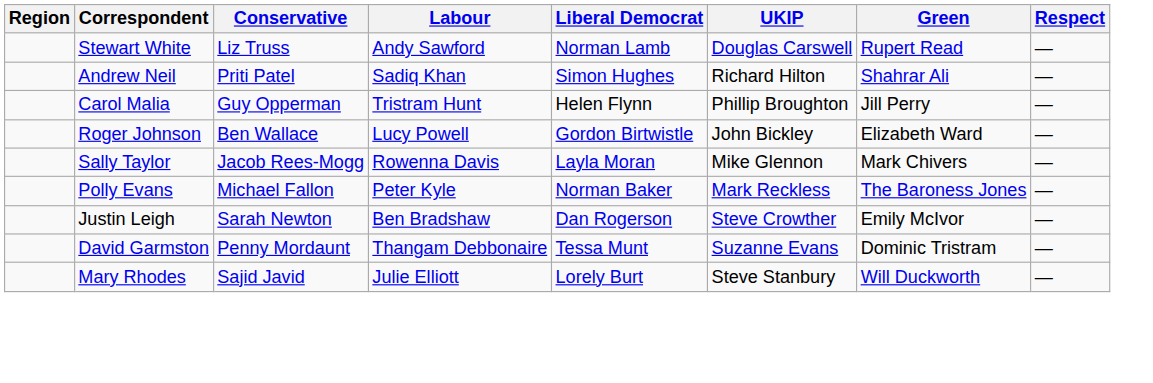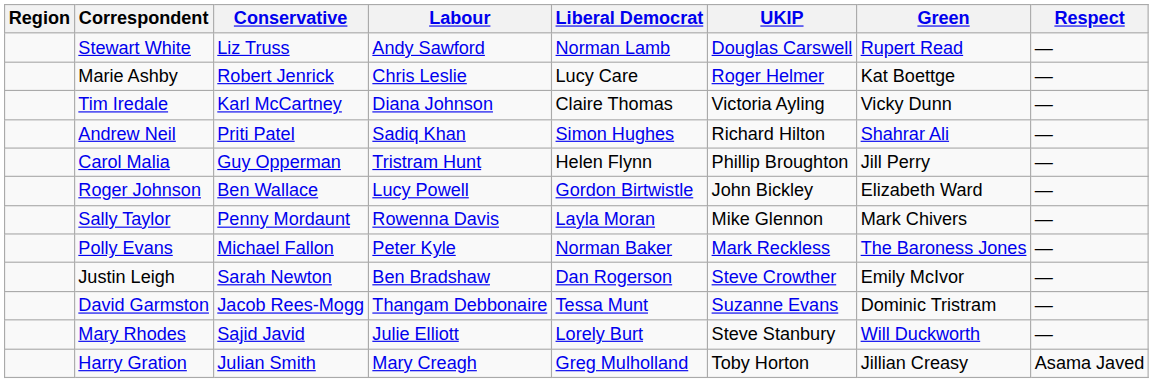+ row: (128, 76)
+ row: (123, 104)
(291, 162) Jacob Rees-Mogg -> (284, 219) Penny Mordaunt
(284, 248) Penny Mordaunt -> (291, 305) Jacob Rees-Mogg
+ row: (133, 362)
